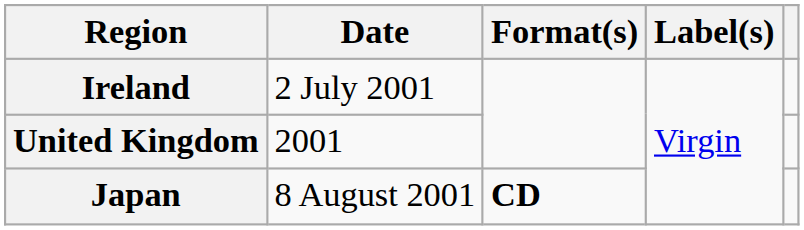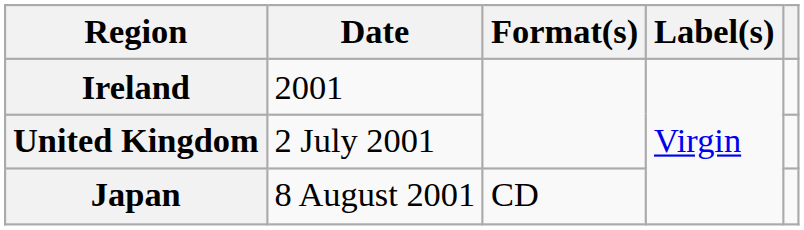(355, 86) 2 July 2001 -> (309, 86) 2001
(309, 140) 2001 -> (355, 140) 2 July 2001
(516, 195) bold -> (515, 195) normal
